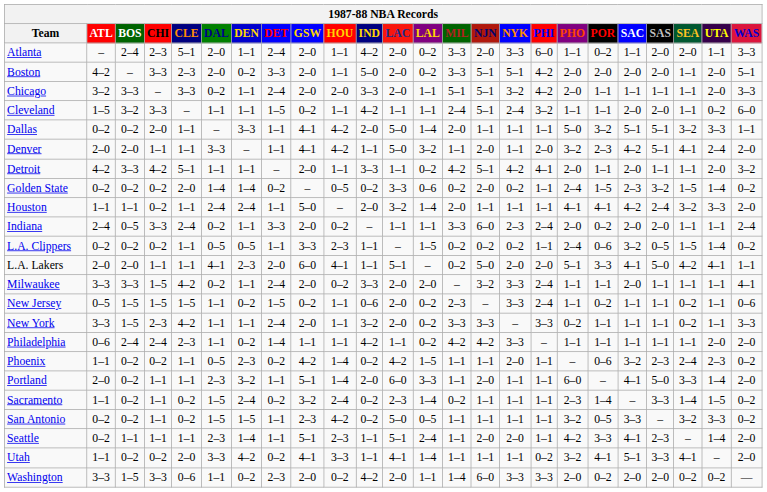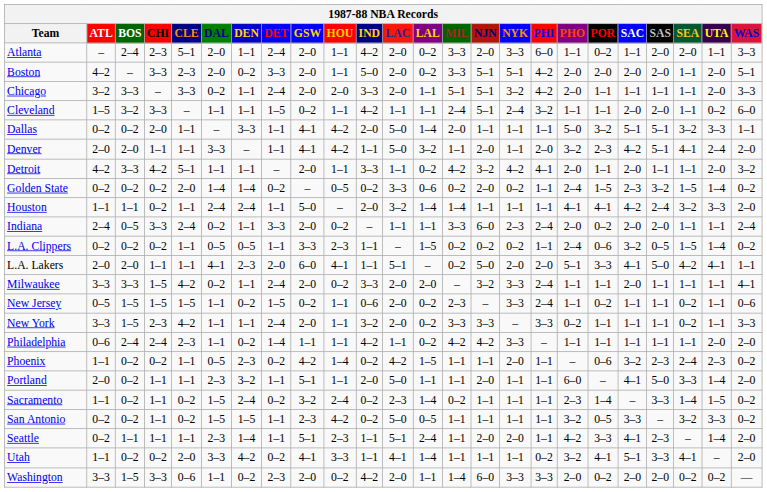(485, 168) 5–1 -> (485, 168) 3–2
(457, 207) 2–0 -> (457, 207) 1–4
(340, 381) 1–4 -> (340, 381) 1–1
(398, 381) 6–0 -> (398, 381) 5–0
(428, 381) 3–3 -> (428, 381) 1–1
